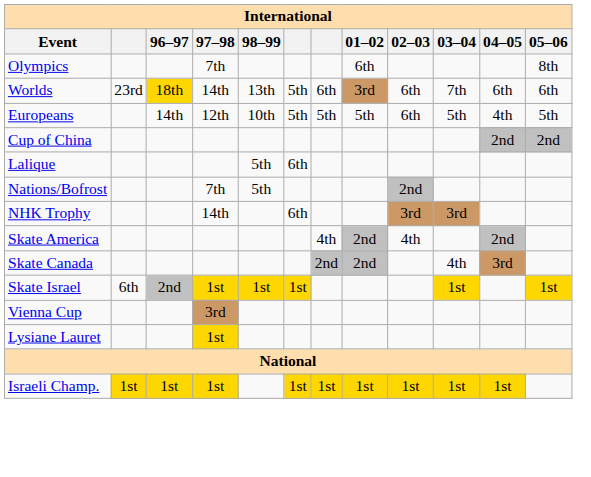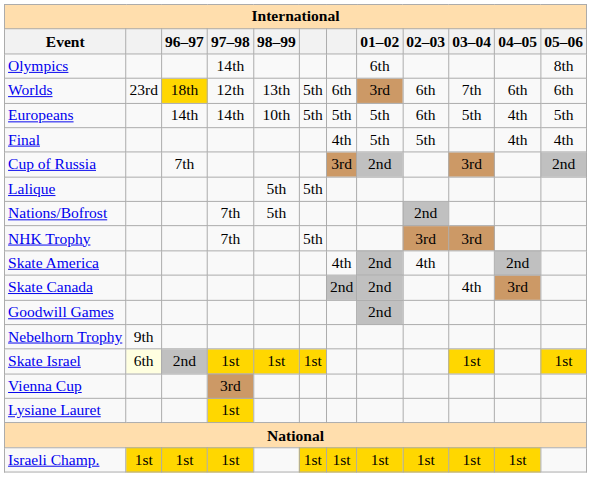(215, 66) 7th -> (230, 66) 14th
(215, 90) 14th -> (230, 90) 12th
(215, 115) 12th -> (230, 115) 14th
+ row: (24, 139)
- row: (50, 139)
+ row: (52, 164)
(298, 164) 6th -> (313, 189) 5th
(215, 213) 14th -> (230, 238) 7th
(298, 213) 6th -> (313, 238) 5th
+ row: (61, 312)
+ row: (65, 336)
(129, 287) no background -> (144, 361) lightyellow background
